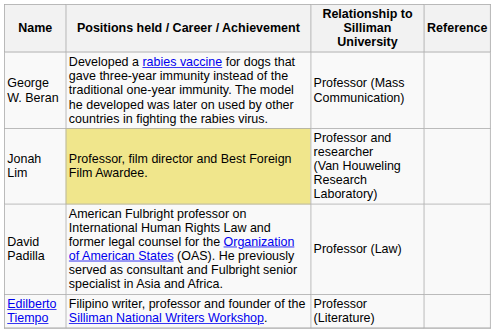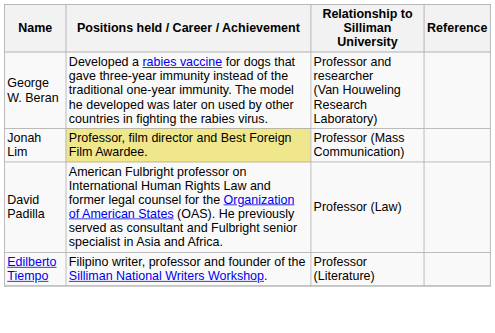(359, 90) Professor (Mass Communication) -> (357, 90) Professor and researcher (Van Houweling Research Laboratory)
(357, 166) Professor and researcher (Van Houweling Research Laboratory) -> (359, 145) Professor (Mass Communication)
